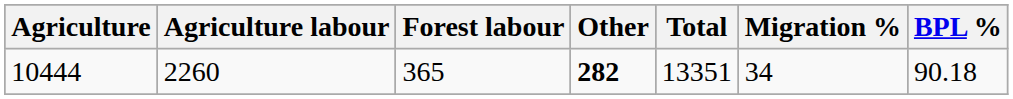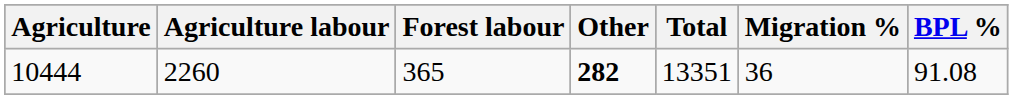(759, 71) 34 -> (759, 71) 36
(945, 71) 90.18 -> (945, 71) 91.08
